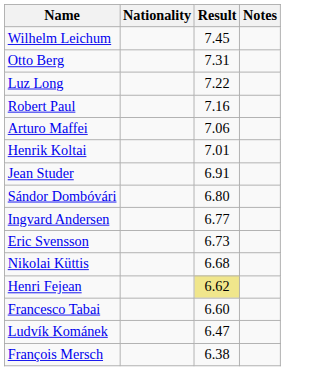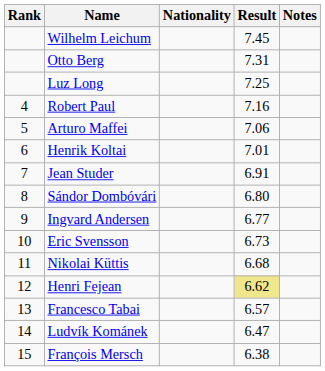+ column: (24, 15)
(217, 83) 7.22 -> (257, 83) 7.25
(217, 309) 6.60 -> (257, 309) 6.57
